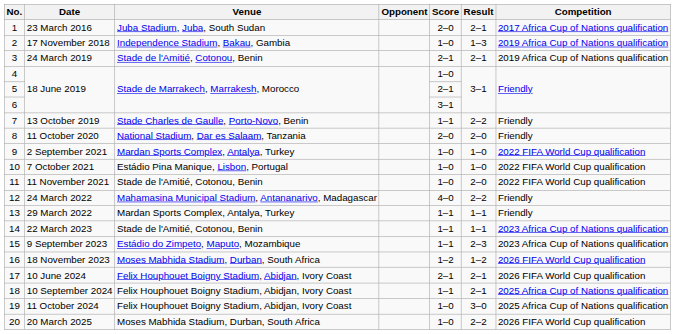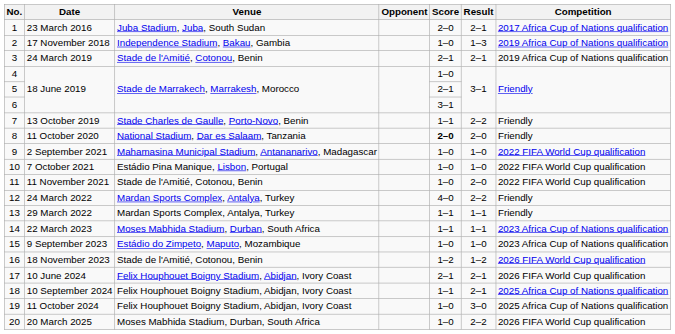(446, 136) normal -> (446, 136) bold
(206, 151) Mardan Sports Complex, Antalya, Turkey -> (247, 151) Mahamasina Municipal Stadium, Antananarivo, Madagascar
(247, 197) Mahamasina Municipal Stadium, Antananarivo, Madagascar -> (206, 197) Mardan Sports Complex, Antalya, Turkey
(190, 228) Stade de l'Amitié, Cotonou, Benin -> (218, 228) Moses Mabhida Stadium, Durban, South Africa
(446, 244) 1–1 -> (446, 244) 1–0
(479, 244) 2–3 -> (479, 244) 1–0
(218, 259) Moses Mabhida Stadium, Durban, South Africa -> (190, 259) Stade de l'Amitié, Cotonou, Benin
